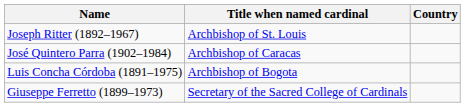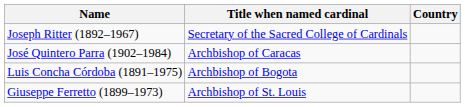(247, 33) Archbishop of St. Louis -> (298, 33) Secretary of the Sacred College of Cardinals
(298, 92) Secretary of the Sacred College of Cardinals -> (247, 92) Archbishop of St. Louis
